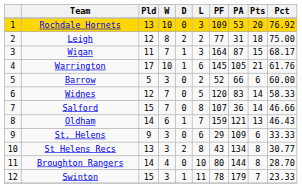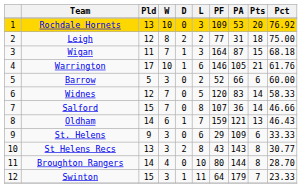(282, 53) 68.17 -> (282, 53) 68.18
(219, 66) 145 -> (219, 66) 146
(238, 149) 134 -> (238, 149) 143
(219, 176) 78 -> (219, 176) 64
